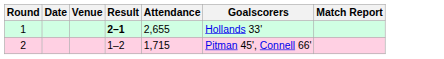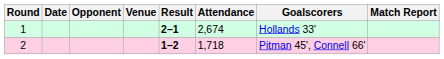+ column: (96, 12)
(157, 29) 2,655 -> (211, 29) 2,674
(116, 45) normal -> (170, 45) bold
(157, 45) 1,715 -> (211, 45) 1,718
